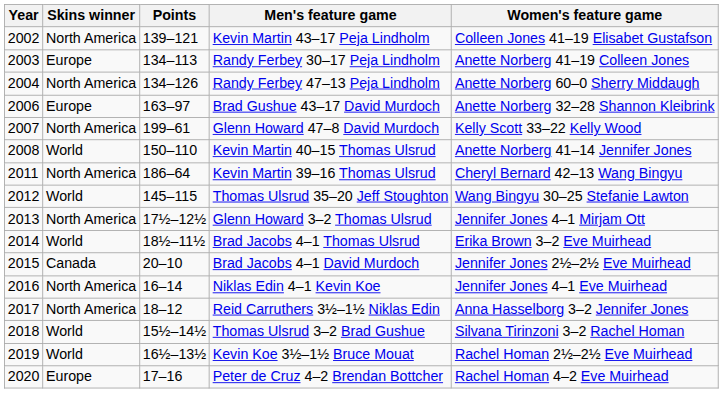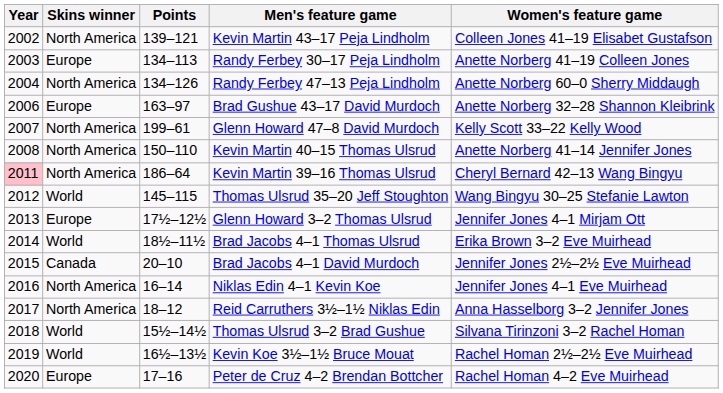(64, 151) World -> (91, 151) North America
(23, 173) no background -> (23, 173) pink background
(91, 219) North America -> (69, 219) Europe
